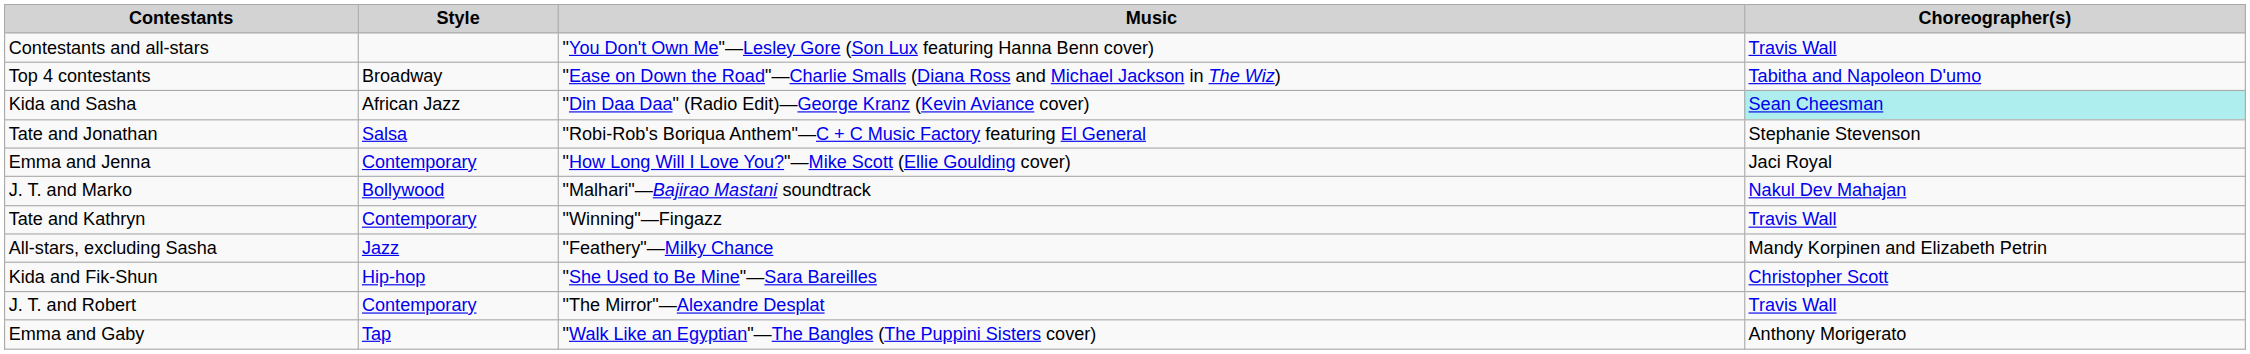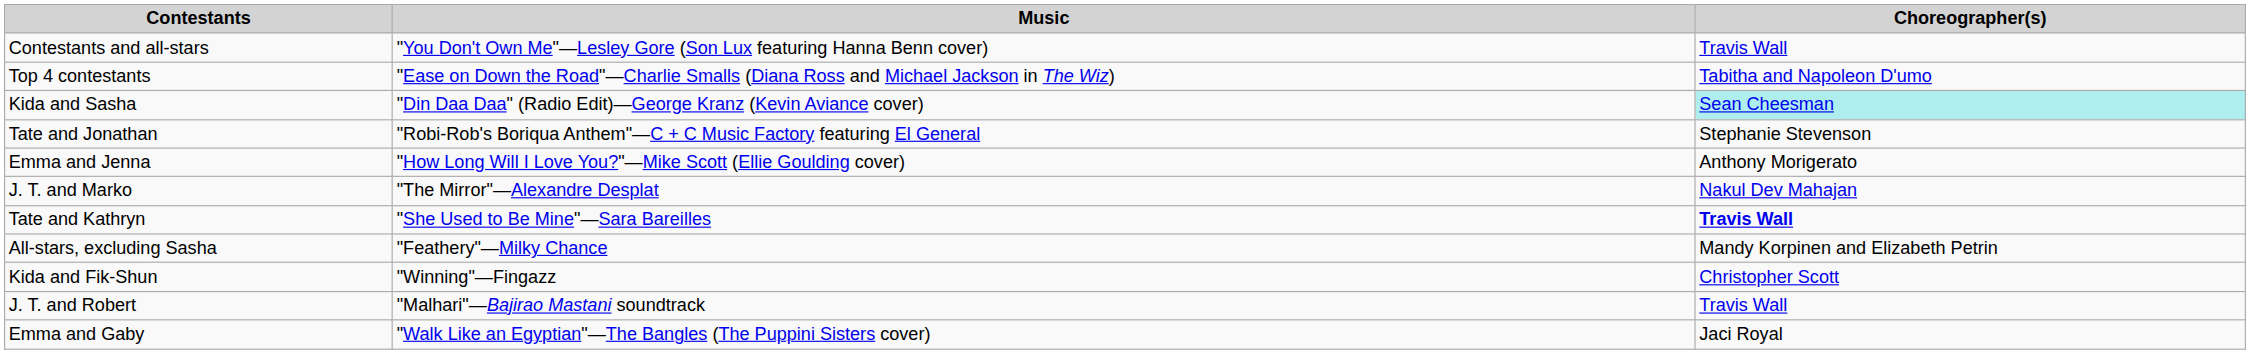- column: (458, 18)
(1790, 162) Jaci Royal -> (1778, 162) Anthony Morigerato
(717, 190) "Malhari"—Bajirao Mastani soundtrack -> (528, 190) "The Mirror"—Alexandre Desplat
(642, 219) "Winning"—Fingazz -> (554, 219) "She Used to Be Mine"—Sara Bareilles
(1793, 219) normal -> (1746, 219) bold
(720, 276) "She Used to Be Mine"—Sara Bareilles -> (476, 276) "Winning"—Fingazz
(694, 305) "The Mirror"—Alexandre Desplat -> (551, 305) "Malhari"—Bajirao Mastani soundtrack
(1827, 334) Anthony Morigerato -> (1741, 334) Jaci Royal
